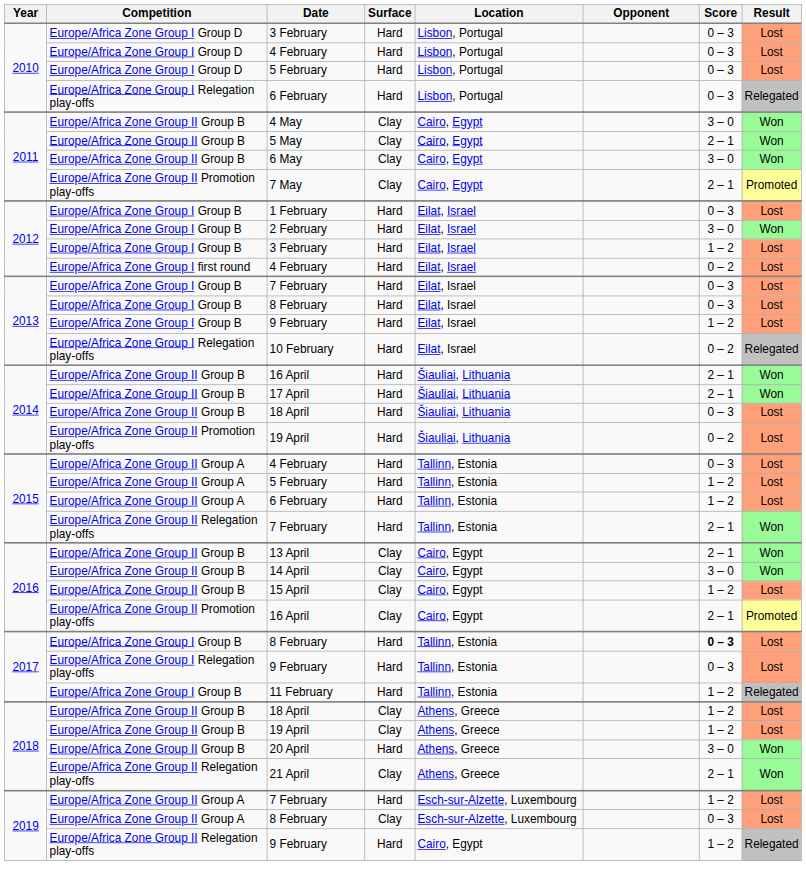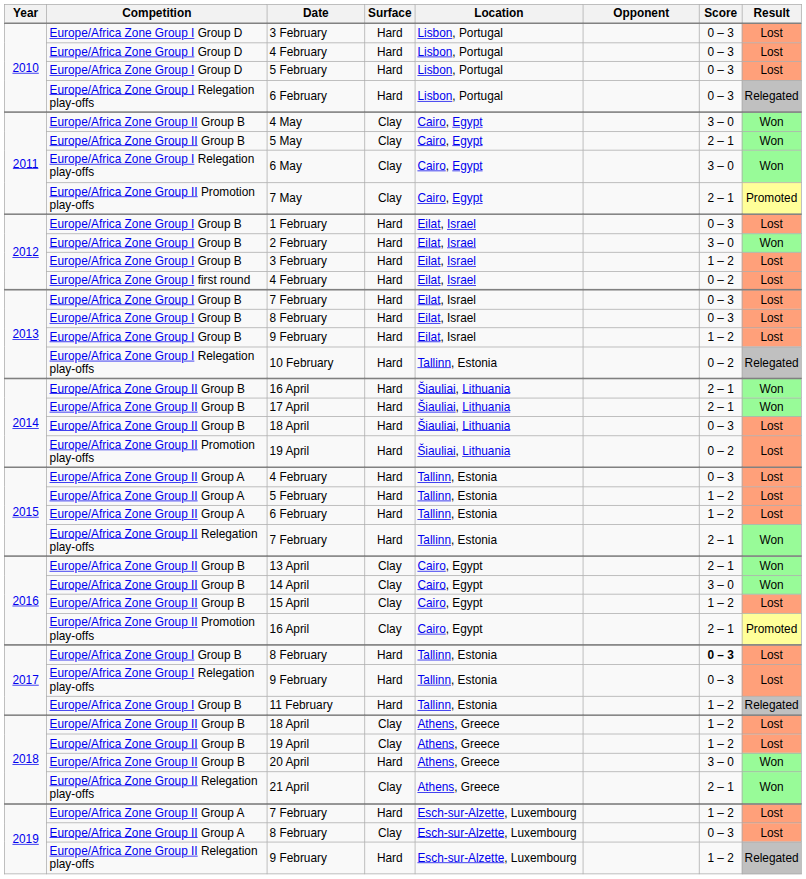(147, 159) Europe/Africa Zone Group II Group B -> (152, 166) Europe/Africa Zone Group I Relegation play-offs
(447, 349) Eilat, Israel -> (457, 362) Tallinn, Estonia
(450, 844) Cairo, Egypt -> (497, 858) Esch-sur-Alzette, Luxembourg
